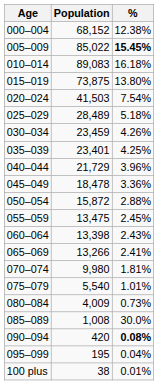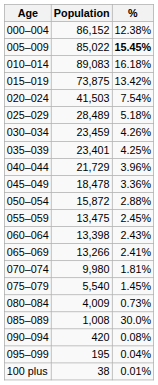(93, 30) 68,152 -> (93, 30) 86,152
(133, 81) 13.80% -> (133, 81) 13.42%
(136, 286) 1.01% -> (136, 286) 1.45%
(136, 338) bold -> (136, 338) normal
